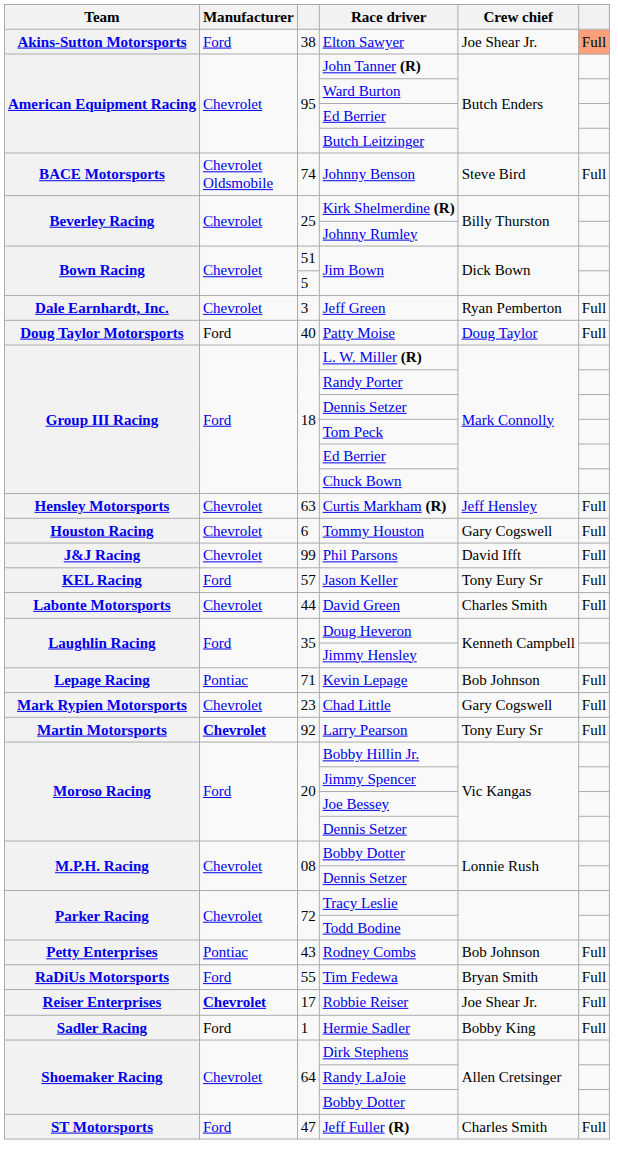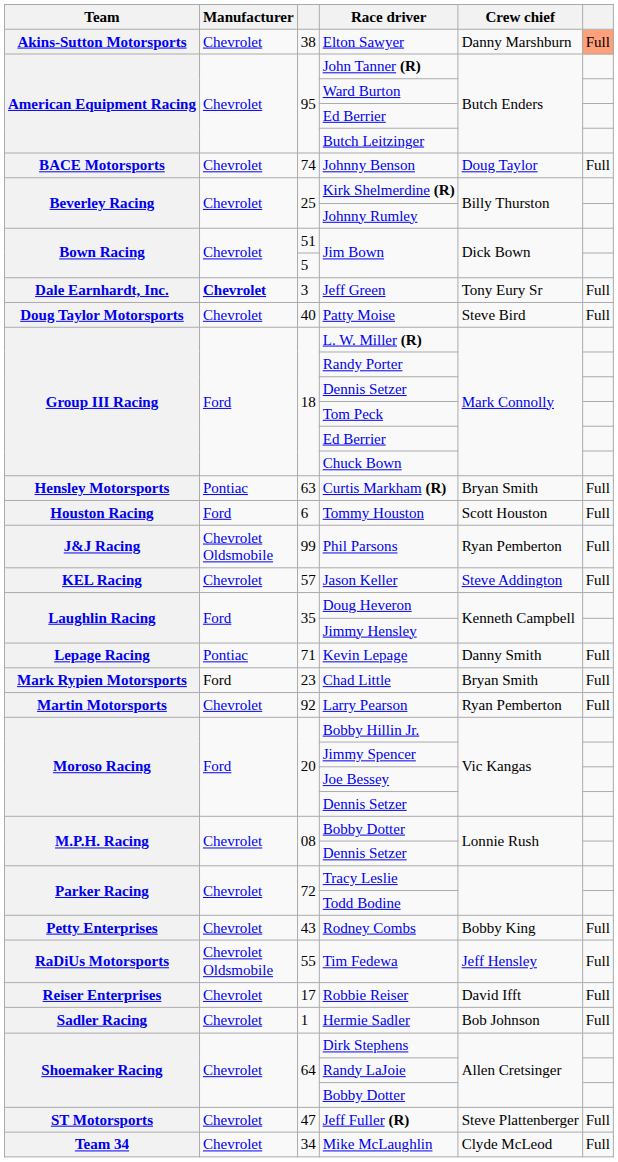(217, 41) Ford -> (233, 41) Chevrolet
(499, 41) Joe Shear Jr. -> (517, 41) Danny Marshburn
(238, 174) Chevrolet Oldsmobile -> (233, 165) Chevrolet
(494, 174) Steve Bird -> (500, 165) Doug Taylor
(233, 307) normal -> (235, 290) bold
(512, 307) Ryan Pemberton -> (502, 290) Tony Eury Sr
(217, 332) Ford -> (233, 314) Chevrolet
(500, 332) Doug Taylor -> (494, 314) Steve Bird
(233, 506) Chevrolet -> (225, 488) Pontiac
(499, 506) Jeff Hensley -> (500, 488) Bryan Smith
(233, 531) Chevrolet -> (217, 513) Ford
(507, 531) Gary Cogswell -> (504, 513) Scott Houston
(233, 555) Chevrolet -> (238, 547) Chevrolet Oldsmobile
(491, 555) David Ifft -> (512, 547) Ryan Pemberton
(217, 580) Ford -> (233, 580) Chevrolet
(502, 580) Tony Eury Sr -> (512, 580) Steve Addington
- row: (308, 605)
(501, 680) Bob Johnson -> (502, 655) Danny Smith
(233, 704) Chevrolet -> (217, 680) Ford
(507, 704) Gary Cogswell -> (500, 680) Bryan Smith
(235, 729) bold -> (233, 704) normal
(502, 729) Tony Eury Sr -> (512, 704) Ryan Pemberton
(225, 952) Pontiac -> (233, 928) Chevrolet
(501, 952) Bob Johnson -> (499, 928) Bobby King
(217, 977) Ford -> (238, 961) Chevrolet Oldsmobile
(500, 977) Bryan Smith -> (499, 961) Jeff Hensley
(235, 1002) bold -> (233, 995) normal
(499, 1002) Joe Shear Jr. -> (491, 995) David Ifft
(217, 1027) Ford -> (233, 1020) Chevrolet
(499, 1027) Bobby King -> (501, 1020) Bob Johnson
(217, 1126) Ford -> (233, 1119) Chevrolet
(504, 1126) Charles Smith -> (520, 1119) Steve Plattenberger
+ row: (308, 1144)
